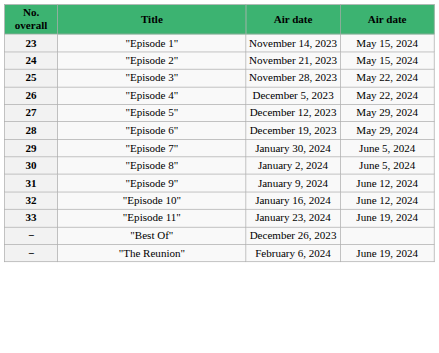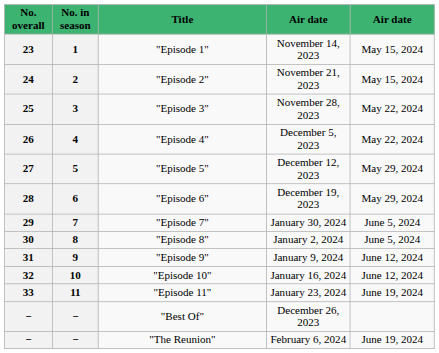+ column: (75, 19)
